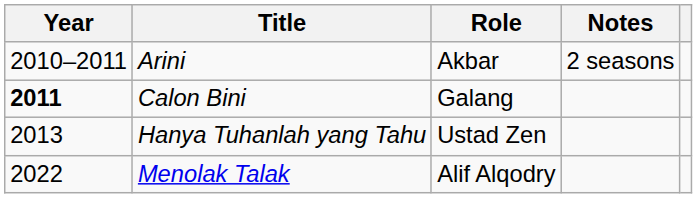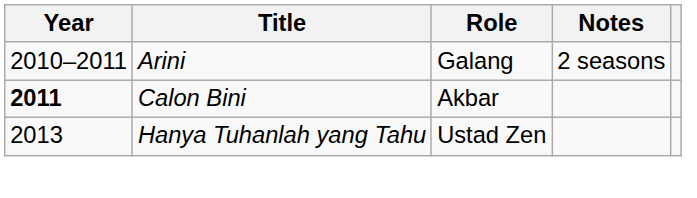(468, 60) Akbar -> (475, 60) Galang
(475, 98) Galang -> (468, 98) Akbar
- row: (214, 173)
